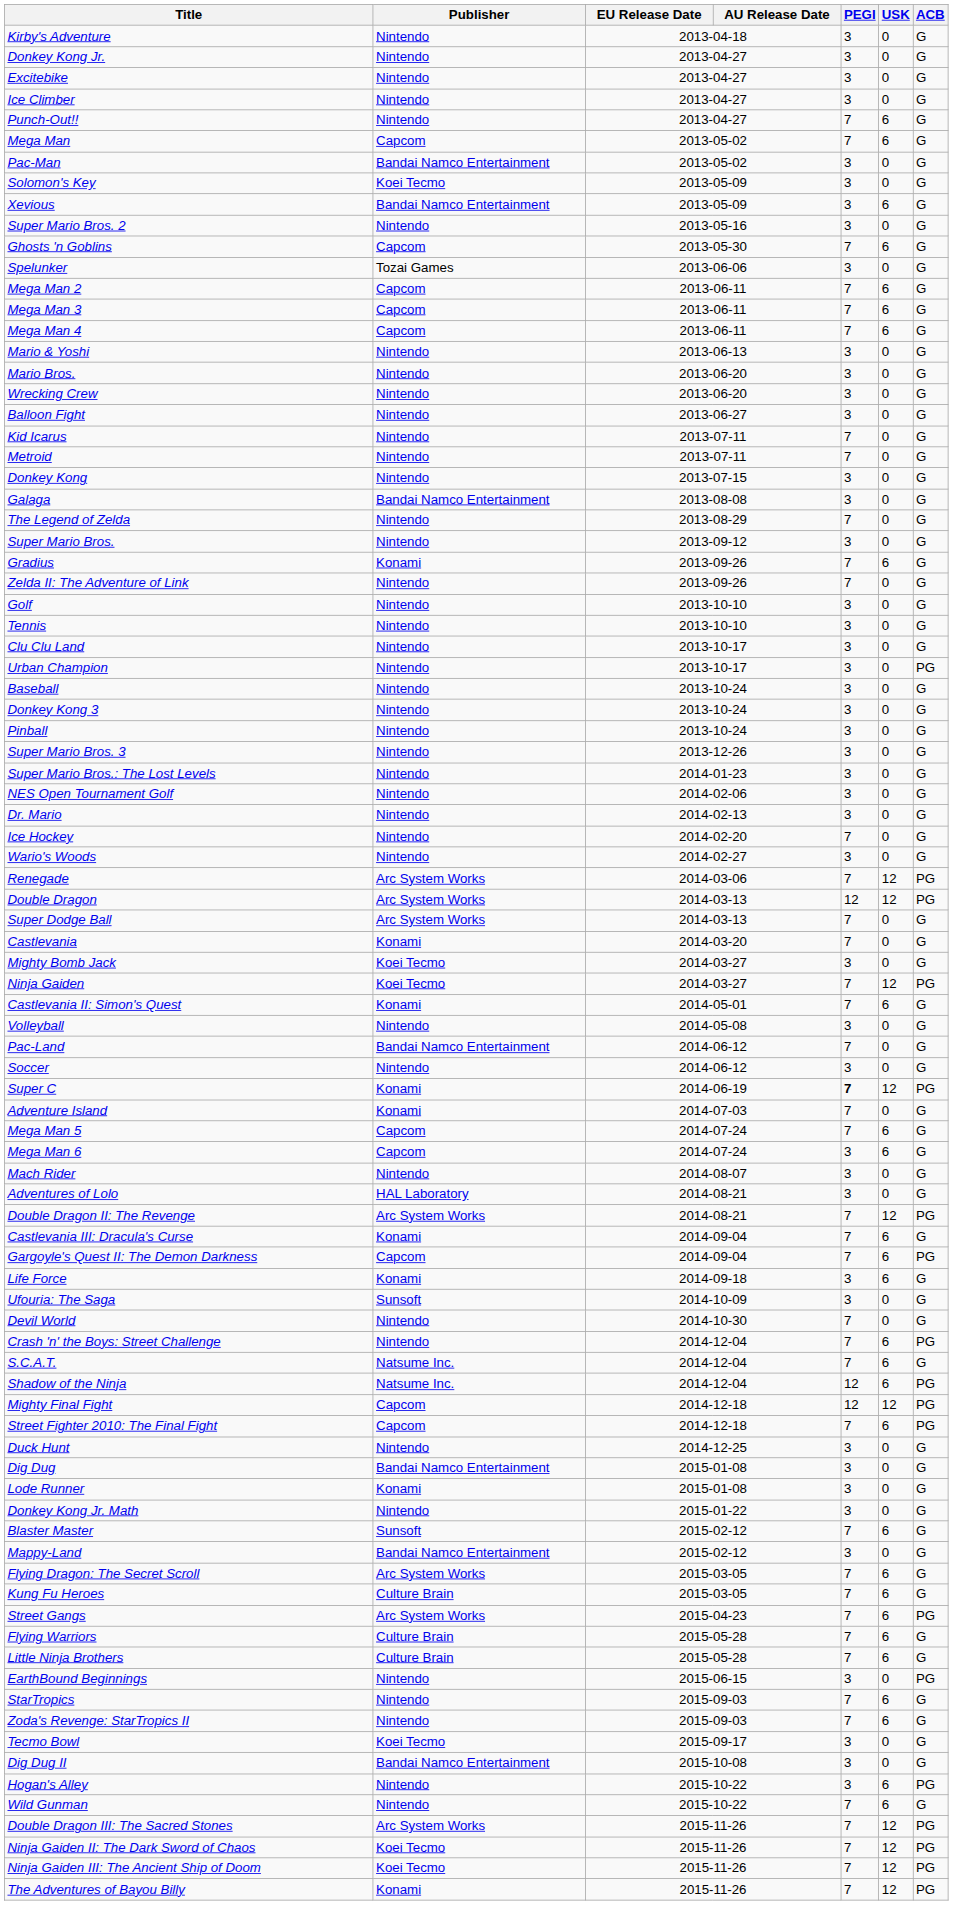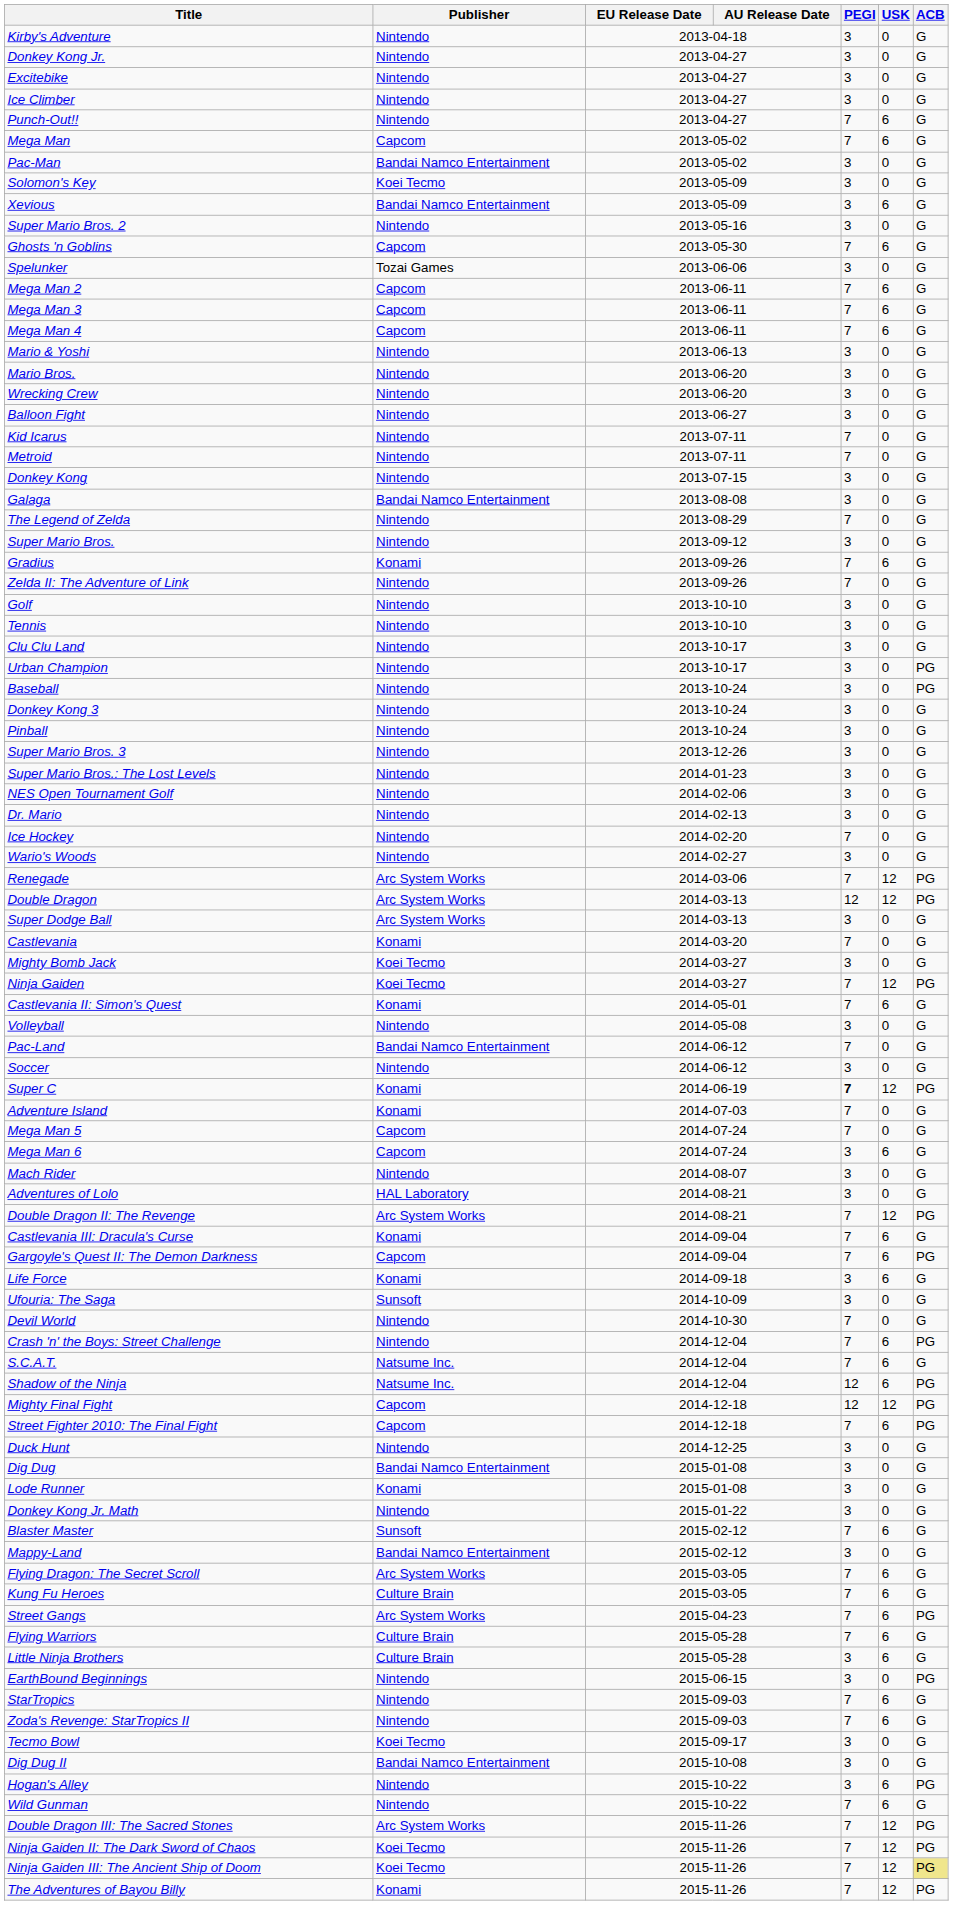(921, 688) G -> (926, 688) PG
(848, 920) 7 -> (848, 920) 3
(885, 1131) 6 -> (885, 1131) 0
(848, 1657) 7 -> (848, 1657) 3
(926, 1868) no background -> (926, 1868) khaki background
